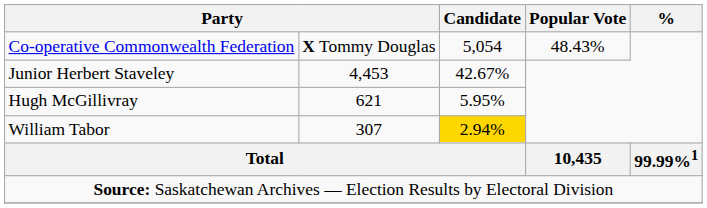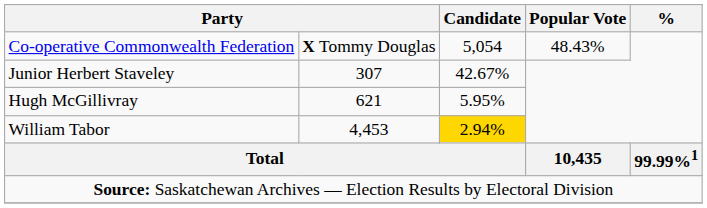(369, 73) 4,453 -> (369, 73) 307
(369, 128) 307 -> (369, 128) 4,453
